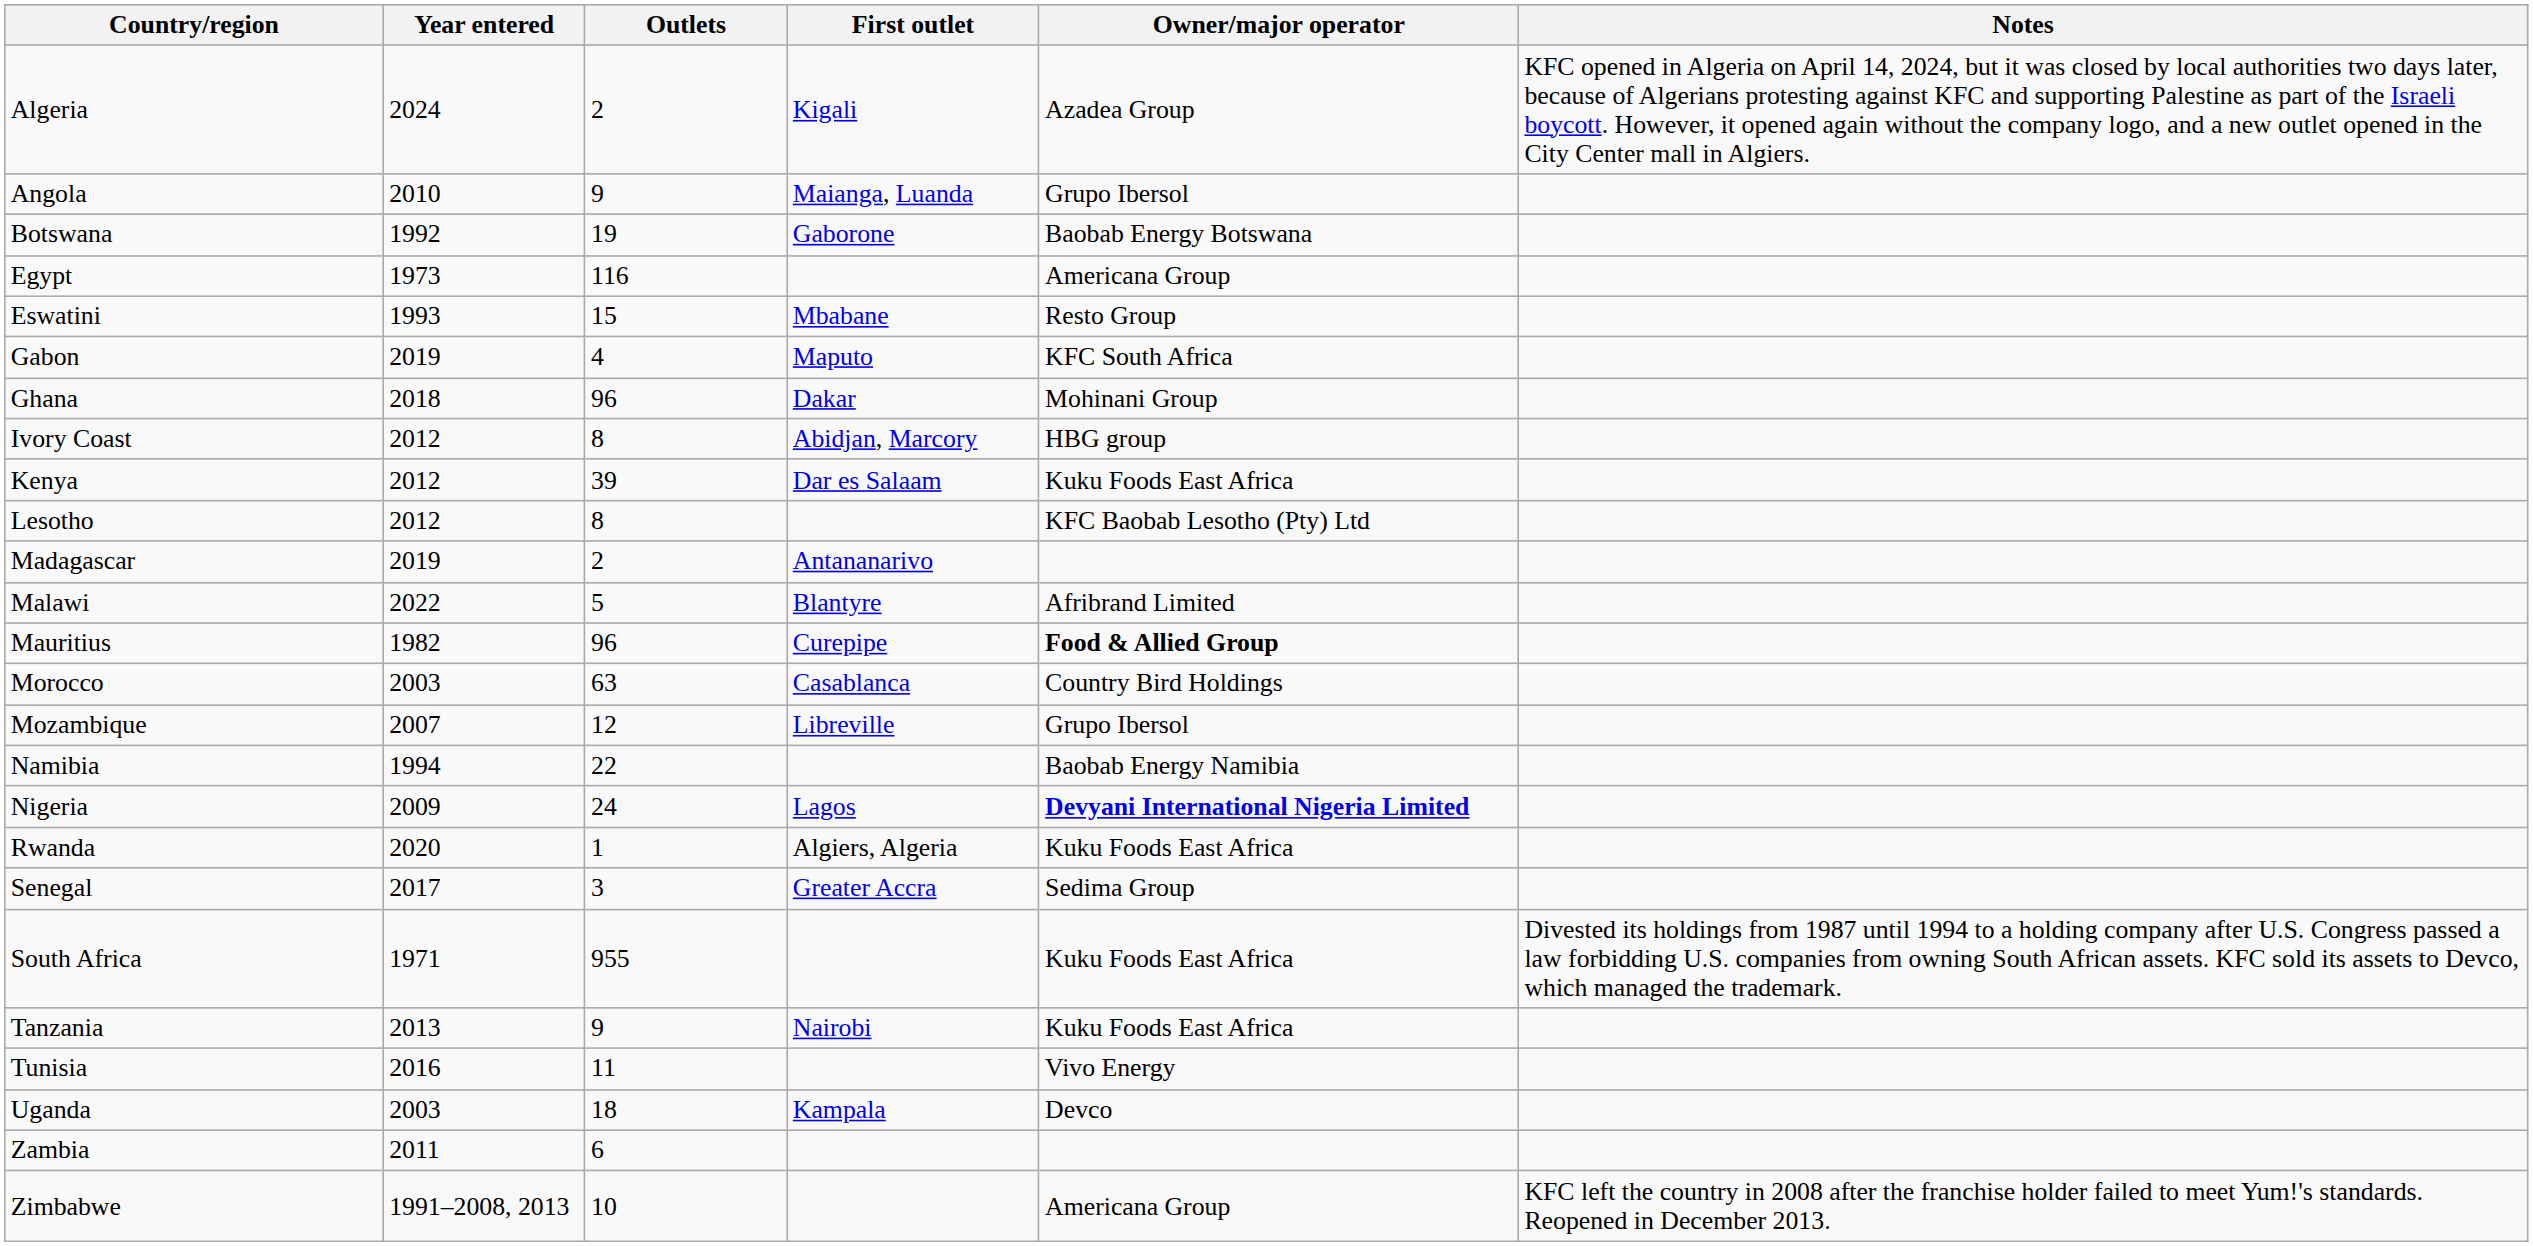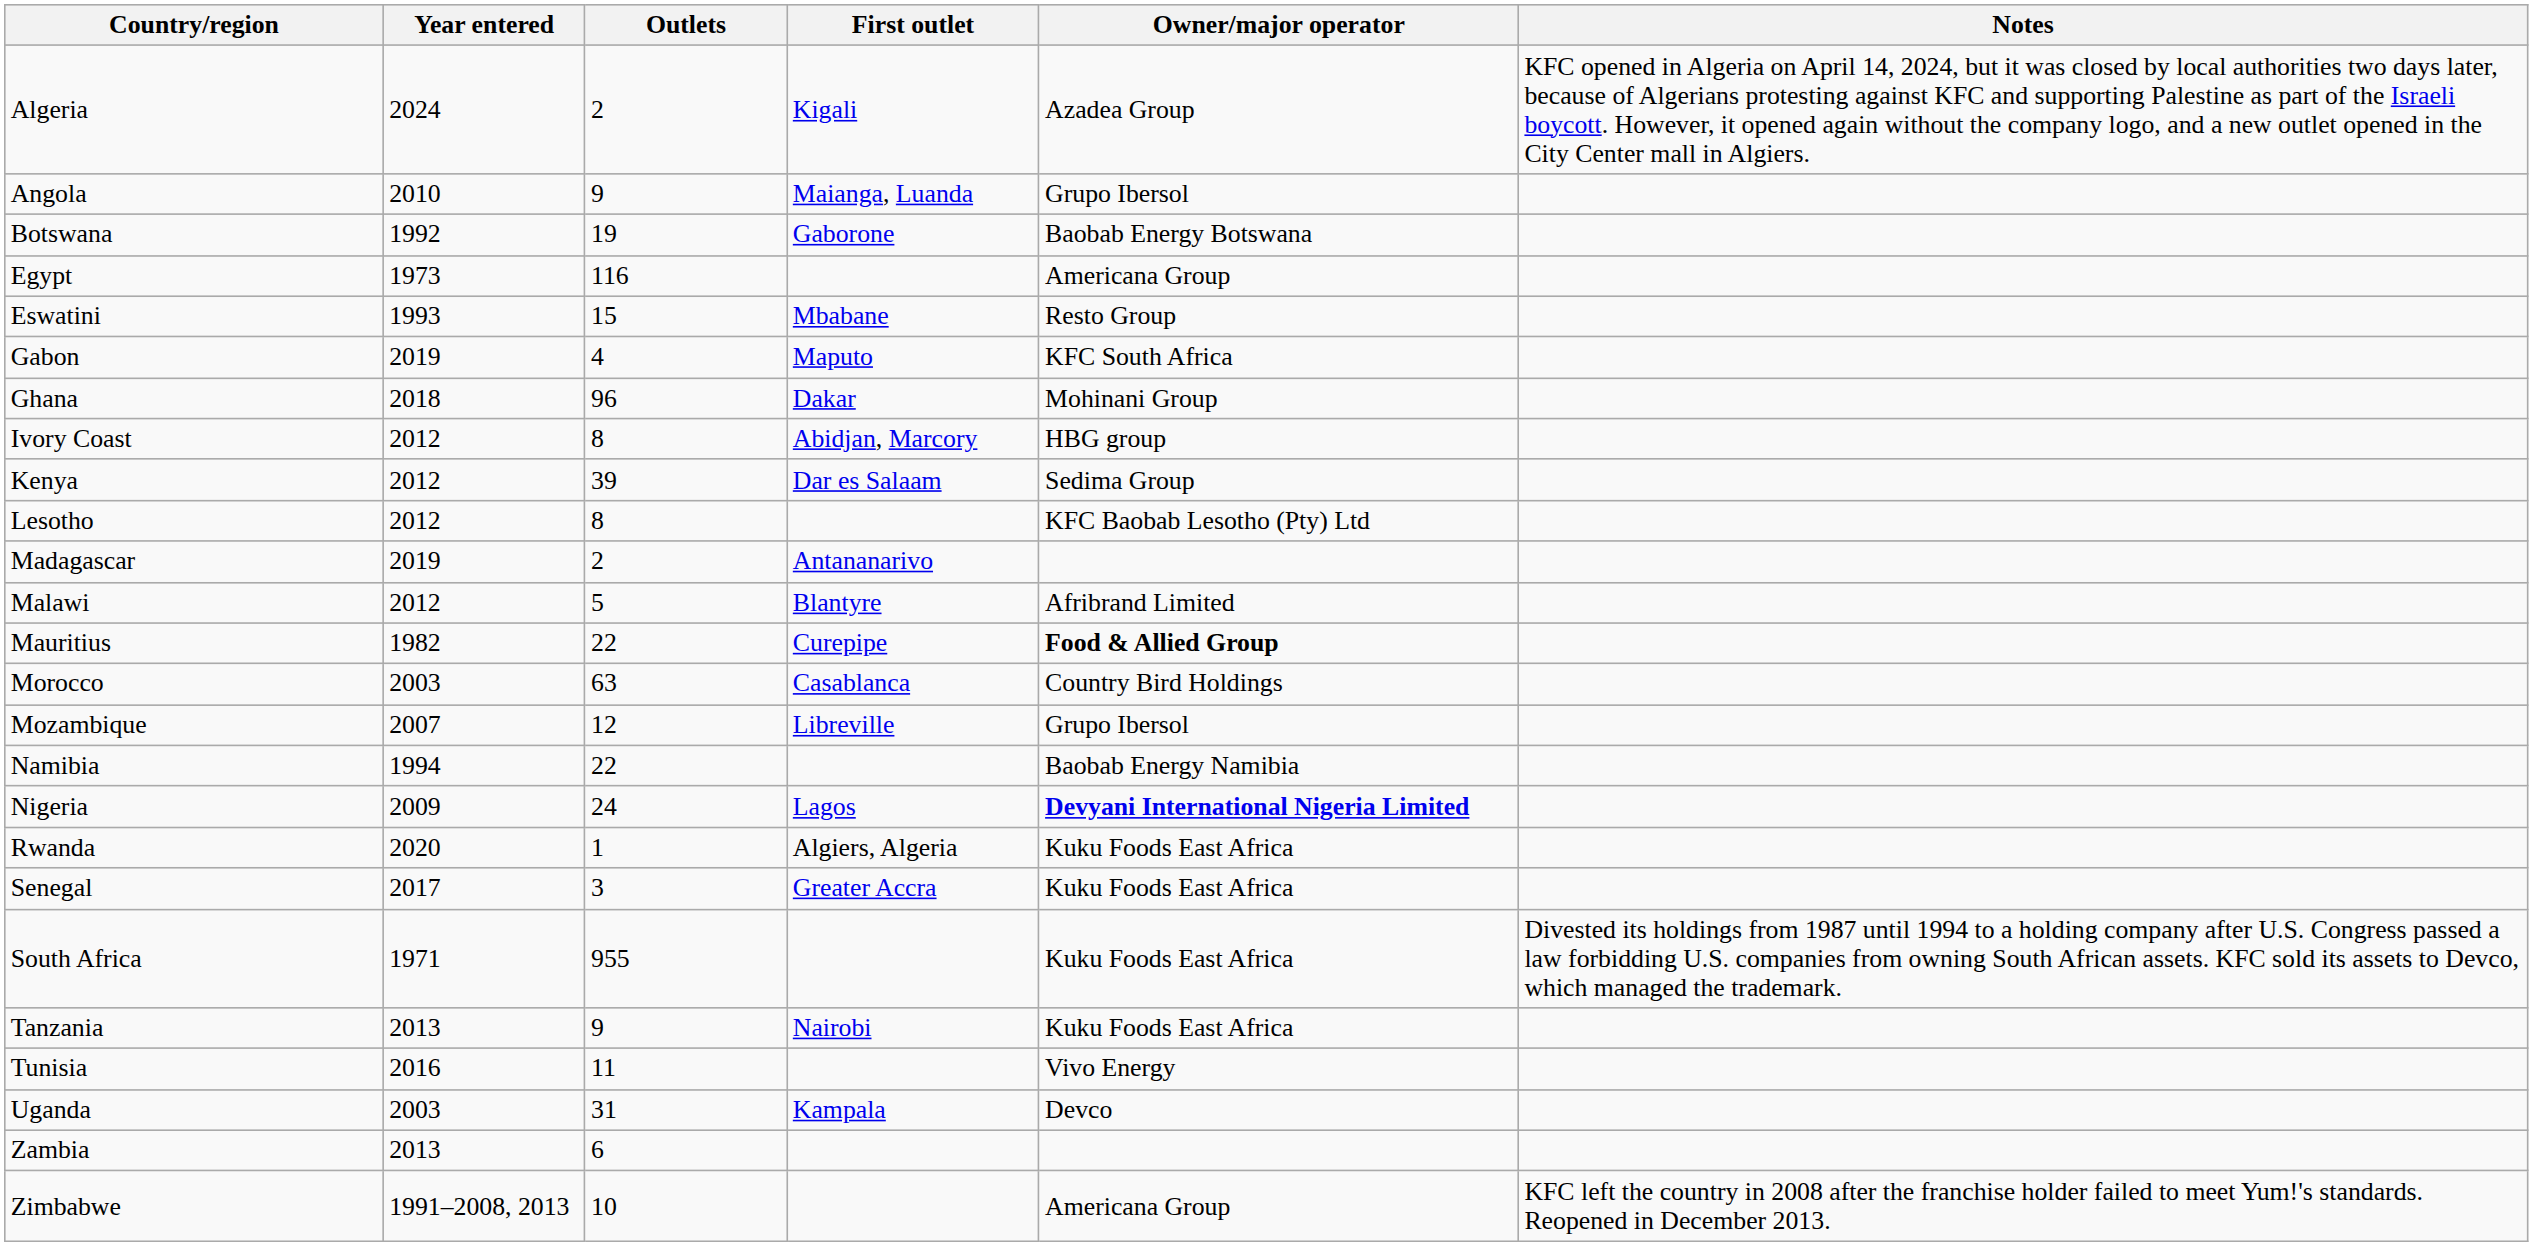(1169, 479) Kuku Foods East Africa -> (1120, 479) Sedima Group
(415, 602) 2022 -> (415, 602) 2012
(604, 642) 96 -> (604, 642) 22
(1120, 888) Sedima Group -> (1169, 888) Kuku Foods East Africa
(604, 1109) 18 -> (604, 1109) 31
(414, 1150) 2011 -> (415, 1150) 2013
